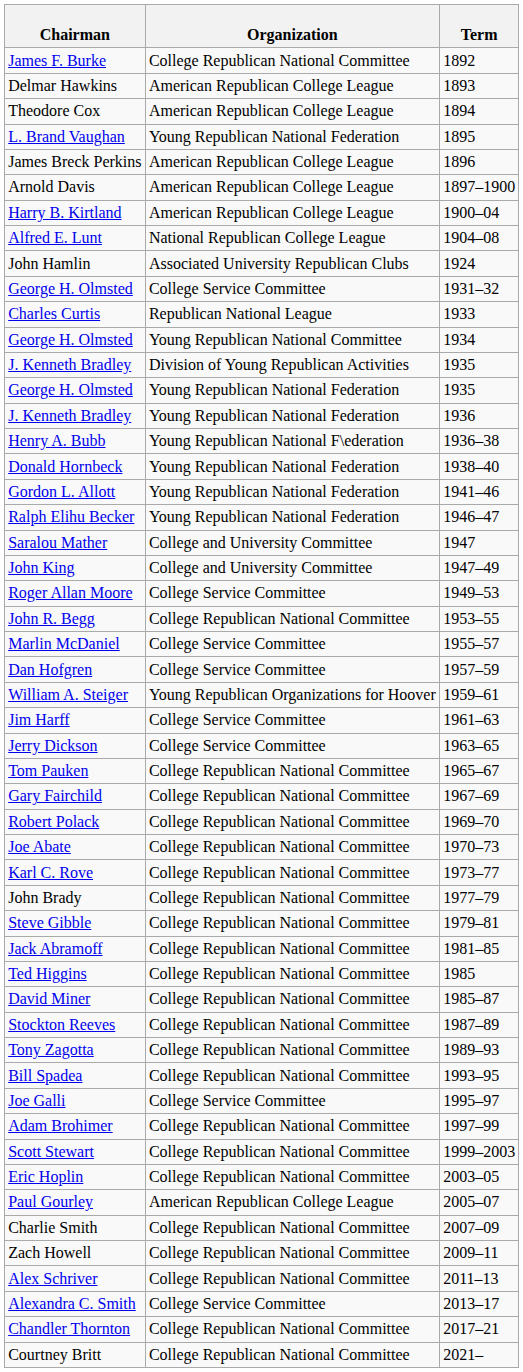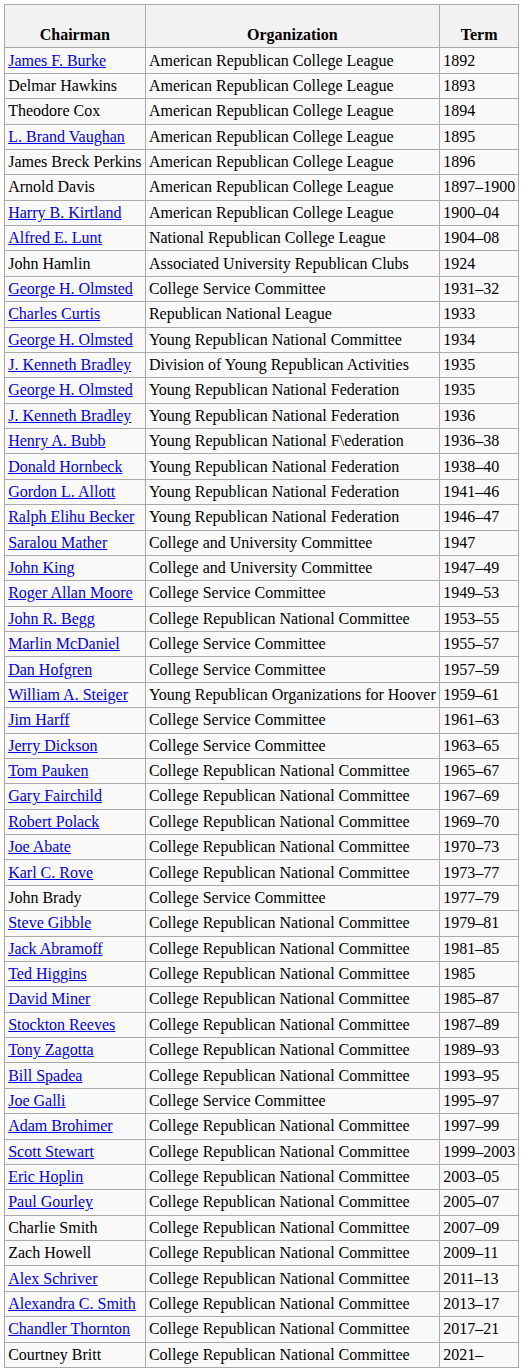(279, 60) College Republican National Committee -> (271, 60) American Republican College League
(274, 136) Young Republican National Federation -> (271, 136) American Republican College League
(279, 897) College Republican National Committee -> (237, 897) College Service Committee
(271, 1202) American Republican College League -> (279, 1202) College Republican National Committee
(237, 1303) College Service Committee -> (279, 1303) College Republican National Committee
